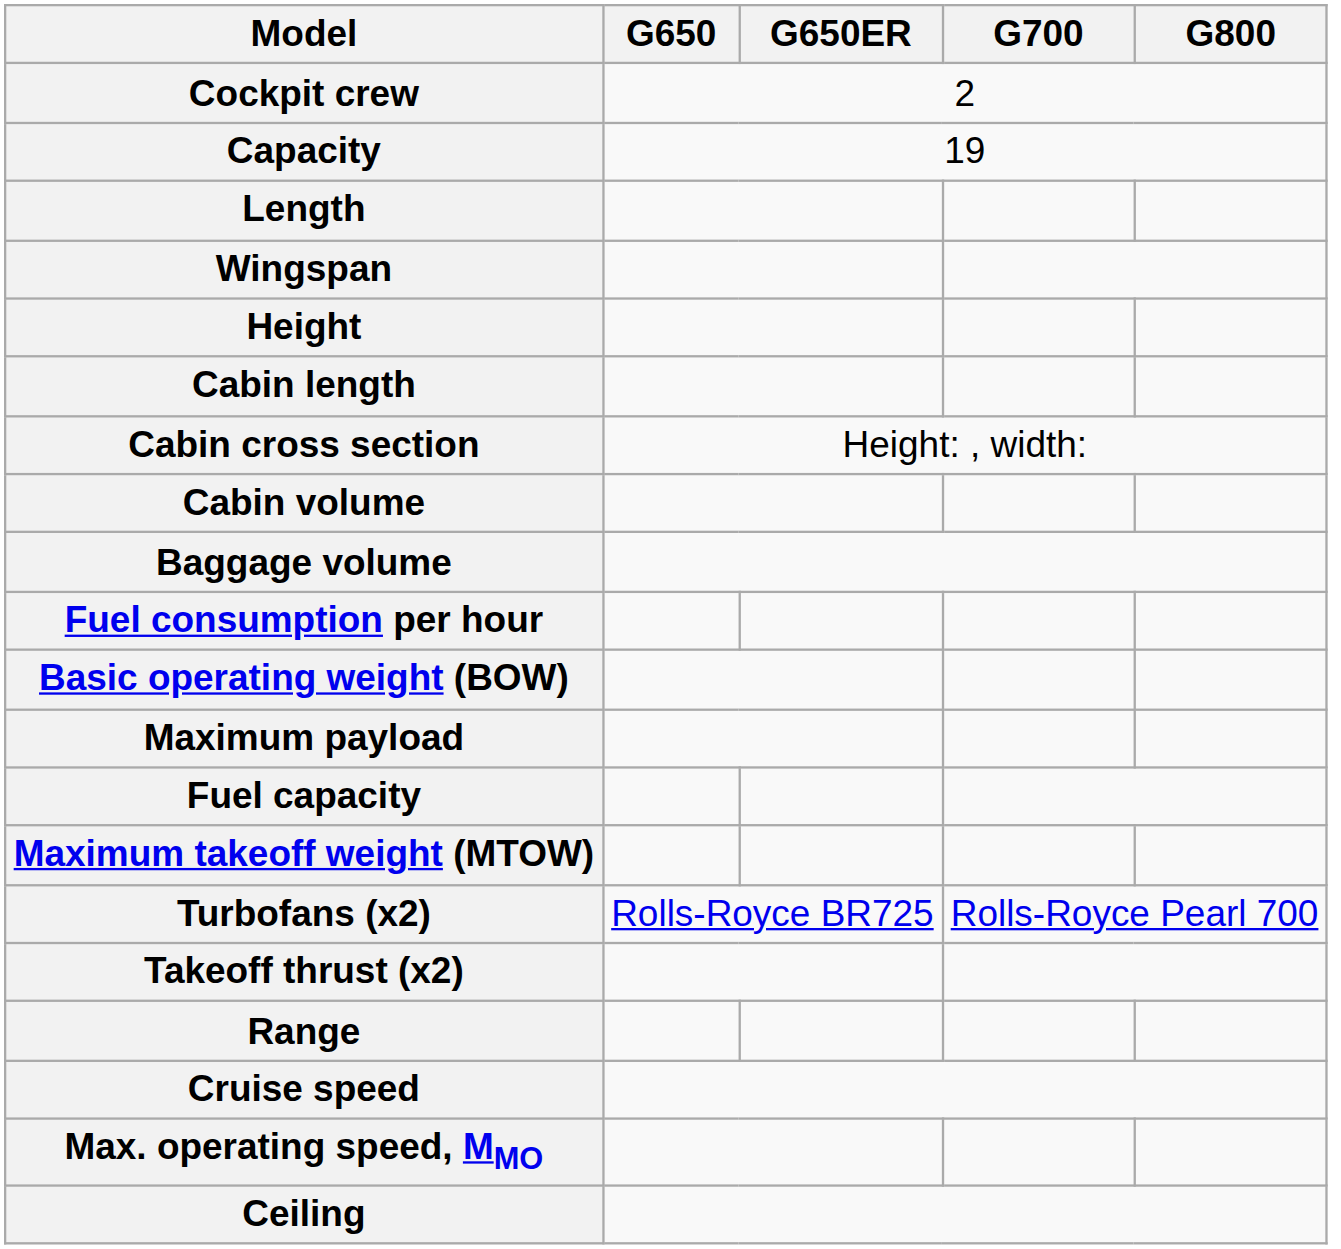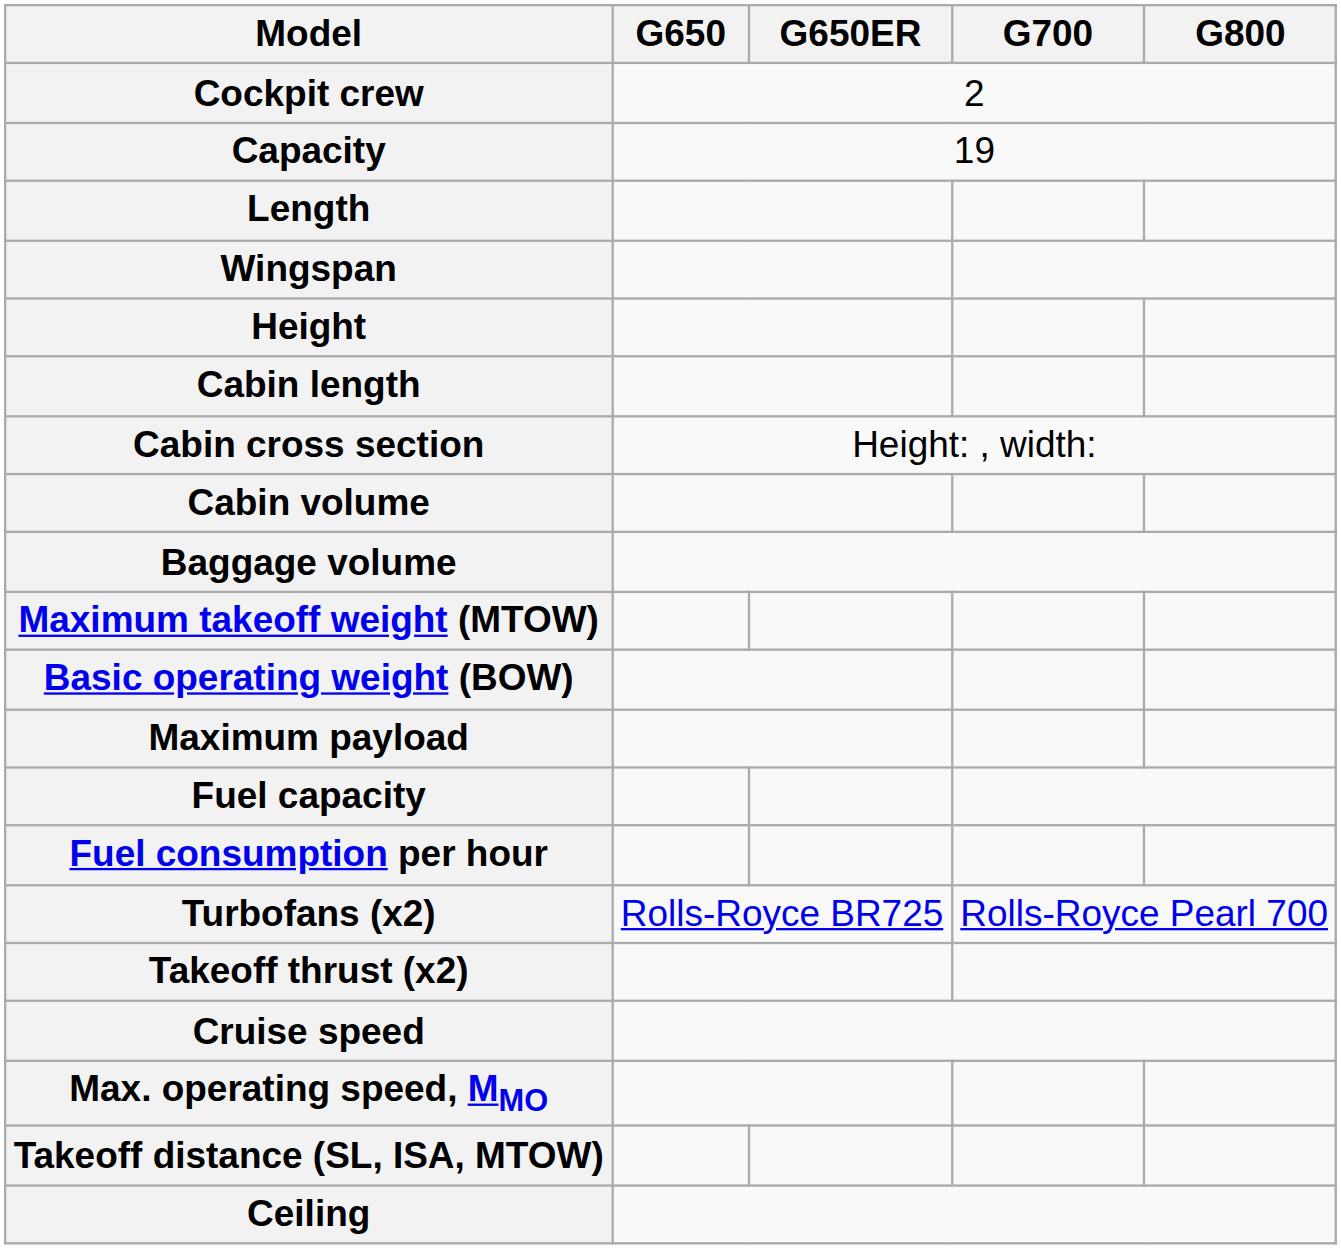rows swapped: (304, 854) <-> (304, 619)
- row: (304, 1030)
+ row: (309, 1154)
